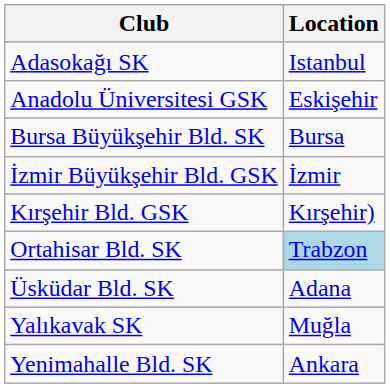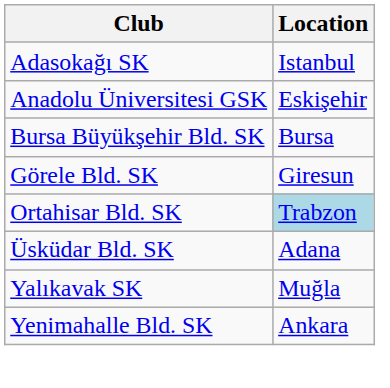+ row: (84, 174)
- row: (144, 174)
- row: (99, 212)
